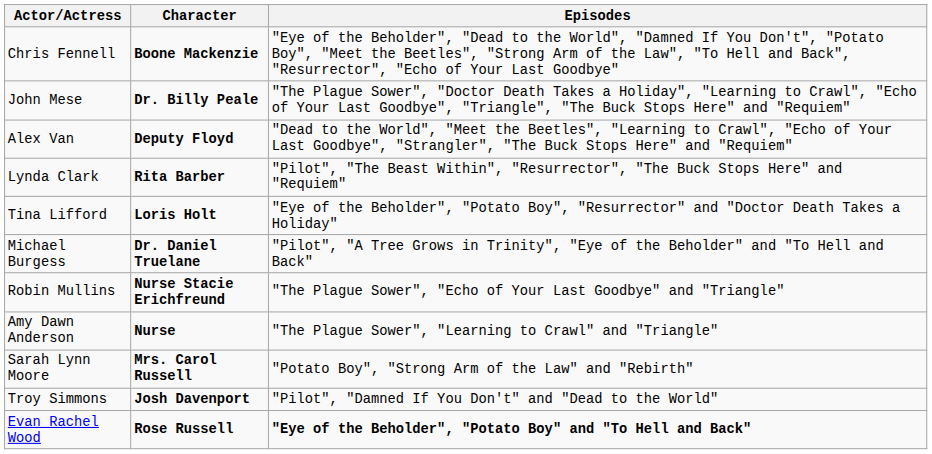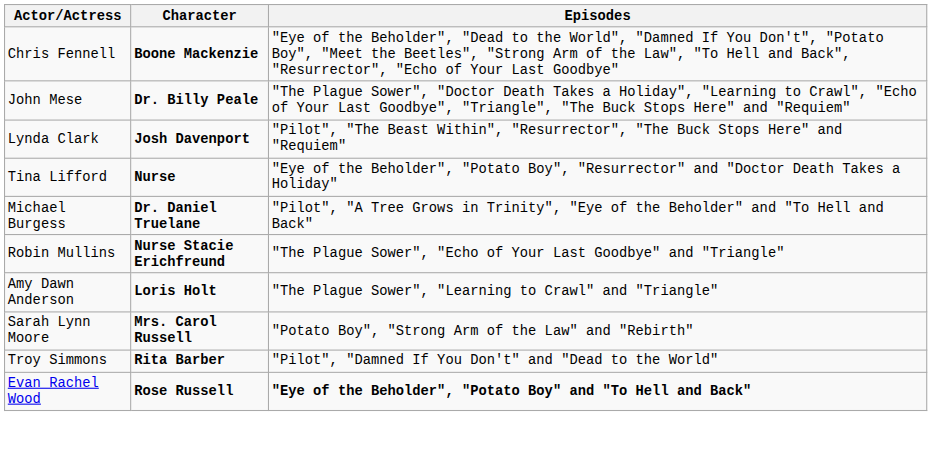- row: (41, 139)
(180, 177) Rita Barber -> (192, 139) Josh Davenport
(176, 216) Loris Holt -> (155, 177) Nurse
(155, 331) Nurse -> (176, 292) Loris Holt
(192, 399) Josh Davenport -> (180, 361) Rita Barber
